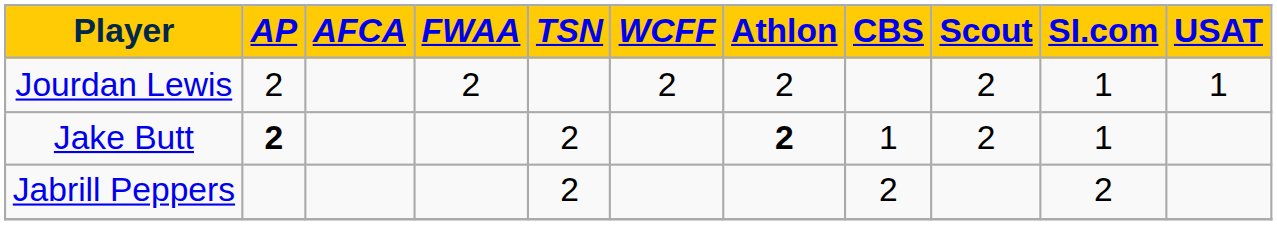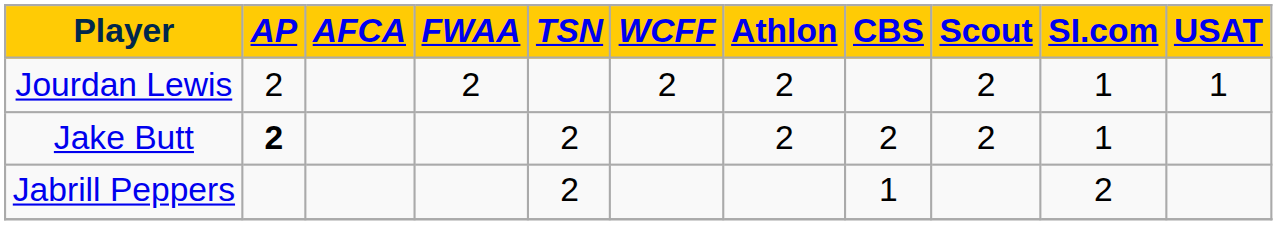(784, 137) bold -> (784, 137) normal
(888, 137) 1 -> (888, 137) 2
(888, 191) 2 -> (888, 191) 1
